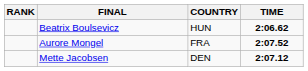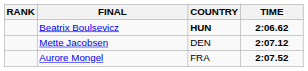(201, 27) normal -> (201, 27) bold
rows swapped: (74, 58) <-> (71, 43)
